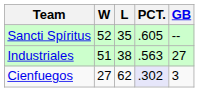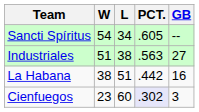(104, 35) 52 -> (104, 35) 54
(125, 35) 35 -> (125, 35) 34
+ row: (39, 76)
(104, 76) 27 -> (104, 96) 23
(125, 76) 62 -> (125, 96) 60
